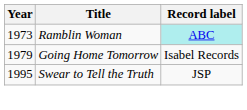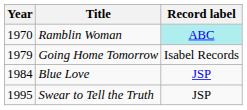(20, 34) 1973 -> (20, 34) 1970
+ row: (64, 74)
